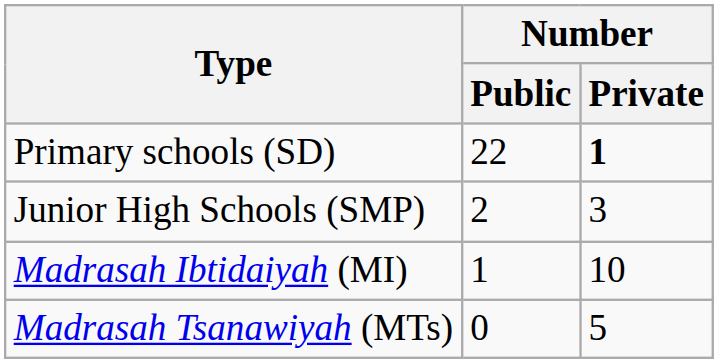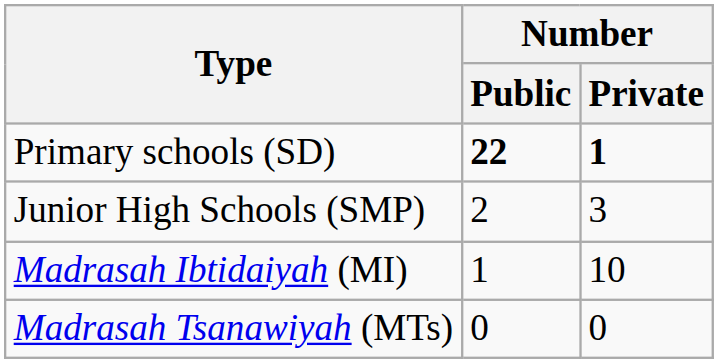(489, 151) normal -> (489, 151) bold
(598, 328) 5 -> (598, 328) 0
